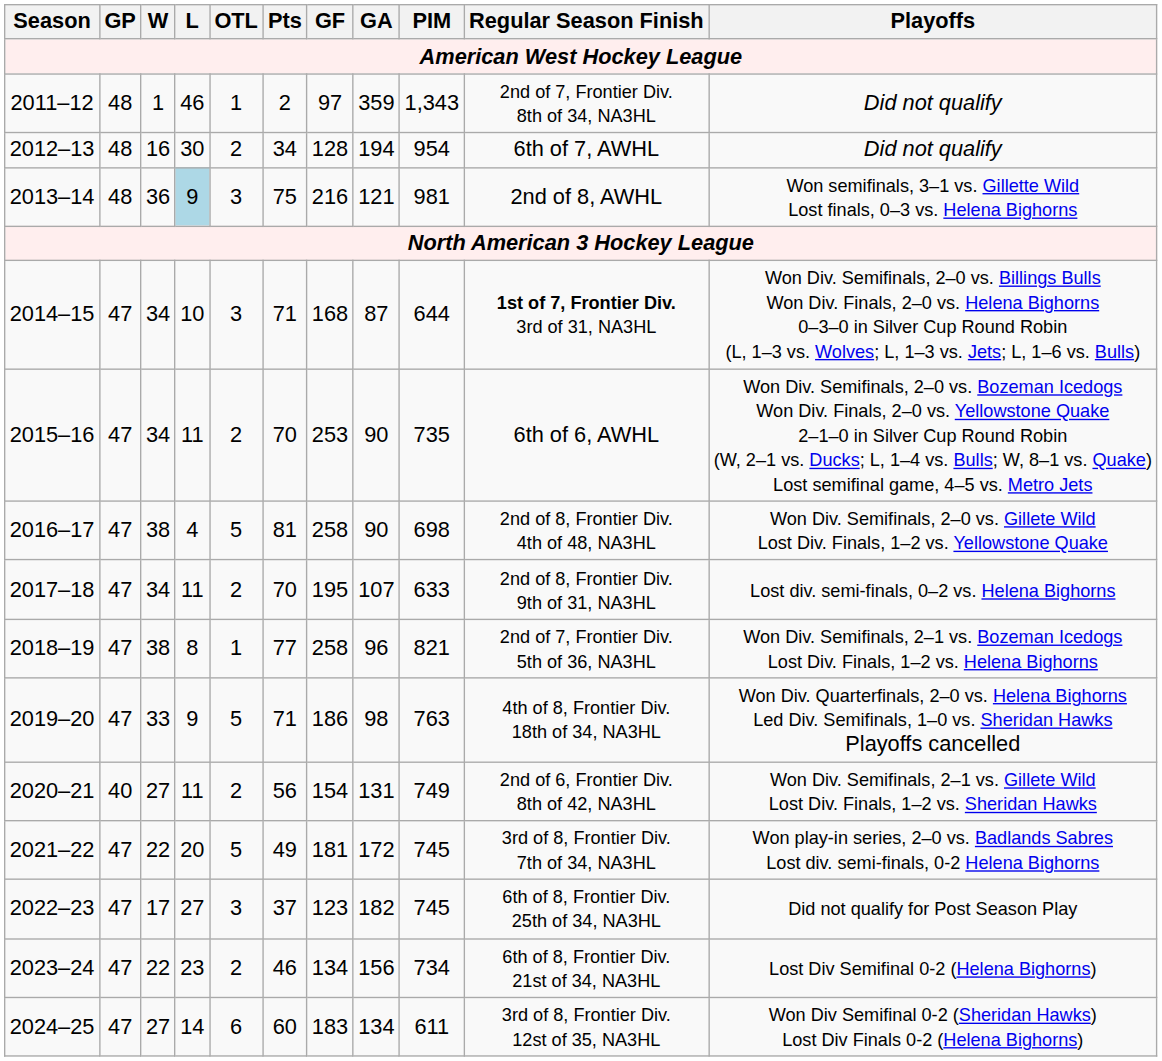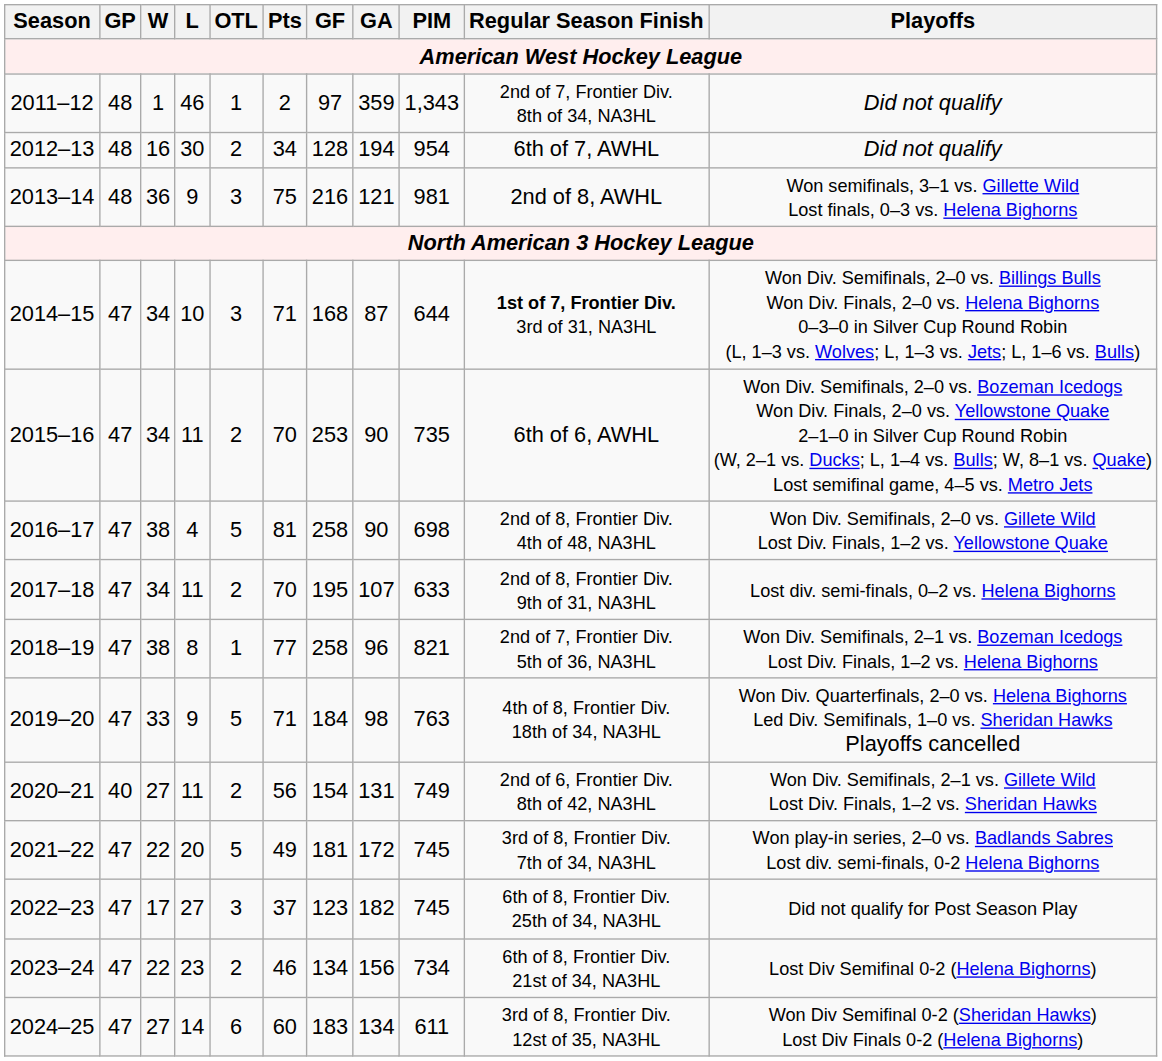(192, 196) lightblue background -> (192, 196) no background
(330, 719) 186 -> (330, 719) 184
